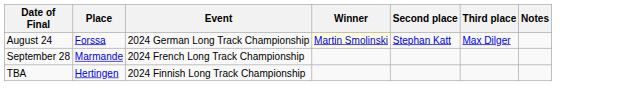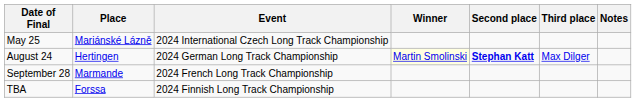+ row: (23, 40)
(90, 40) Forssa -> (97, 57) Hertingen
(422, 40) normal -> (503, 57) bold
(97, 73) Hertingen -> (90, 89) Forssa
